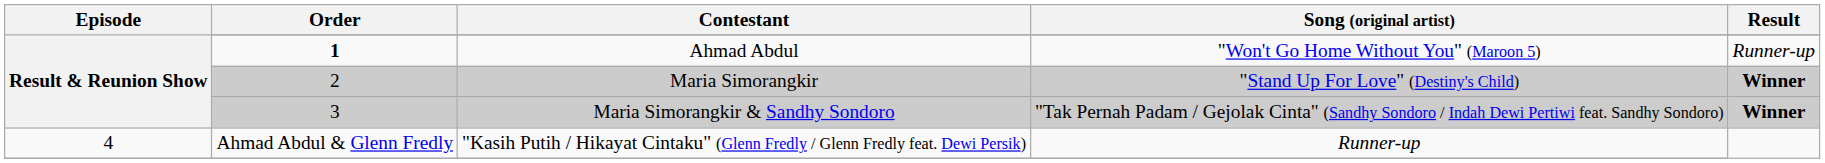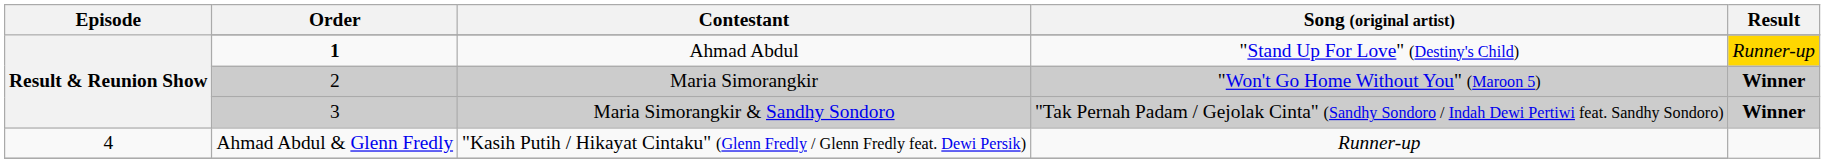(1379, 50) "Won't Go Home Without You" (Maroon 5) -> (1379, 50) "Stand Up For Love" (Destiny's Child)
(1774, 50) no background -> (1774, 50) gold background
(1379, 81) "Stand Up For Love" (Destiny's Child) -> (1379, 81) "Won't Go Home Without You" (Maroon 5)
